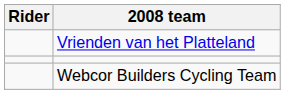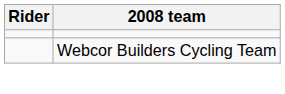- row: (156, 42)
